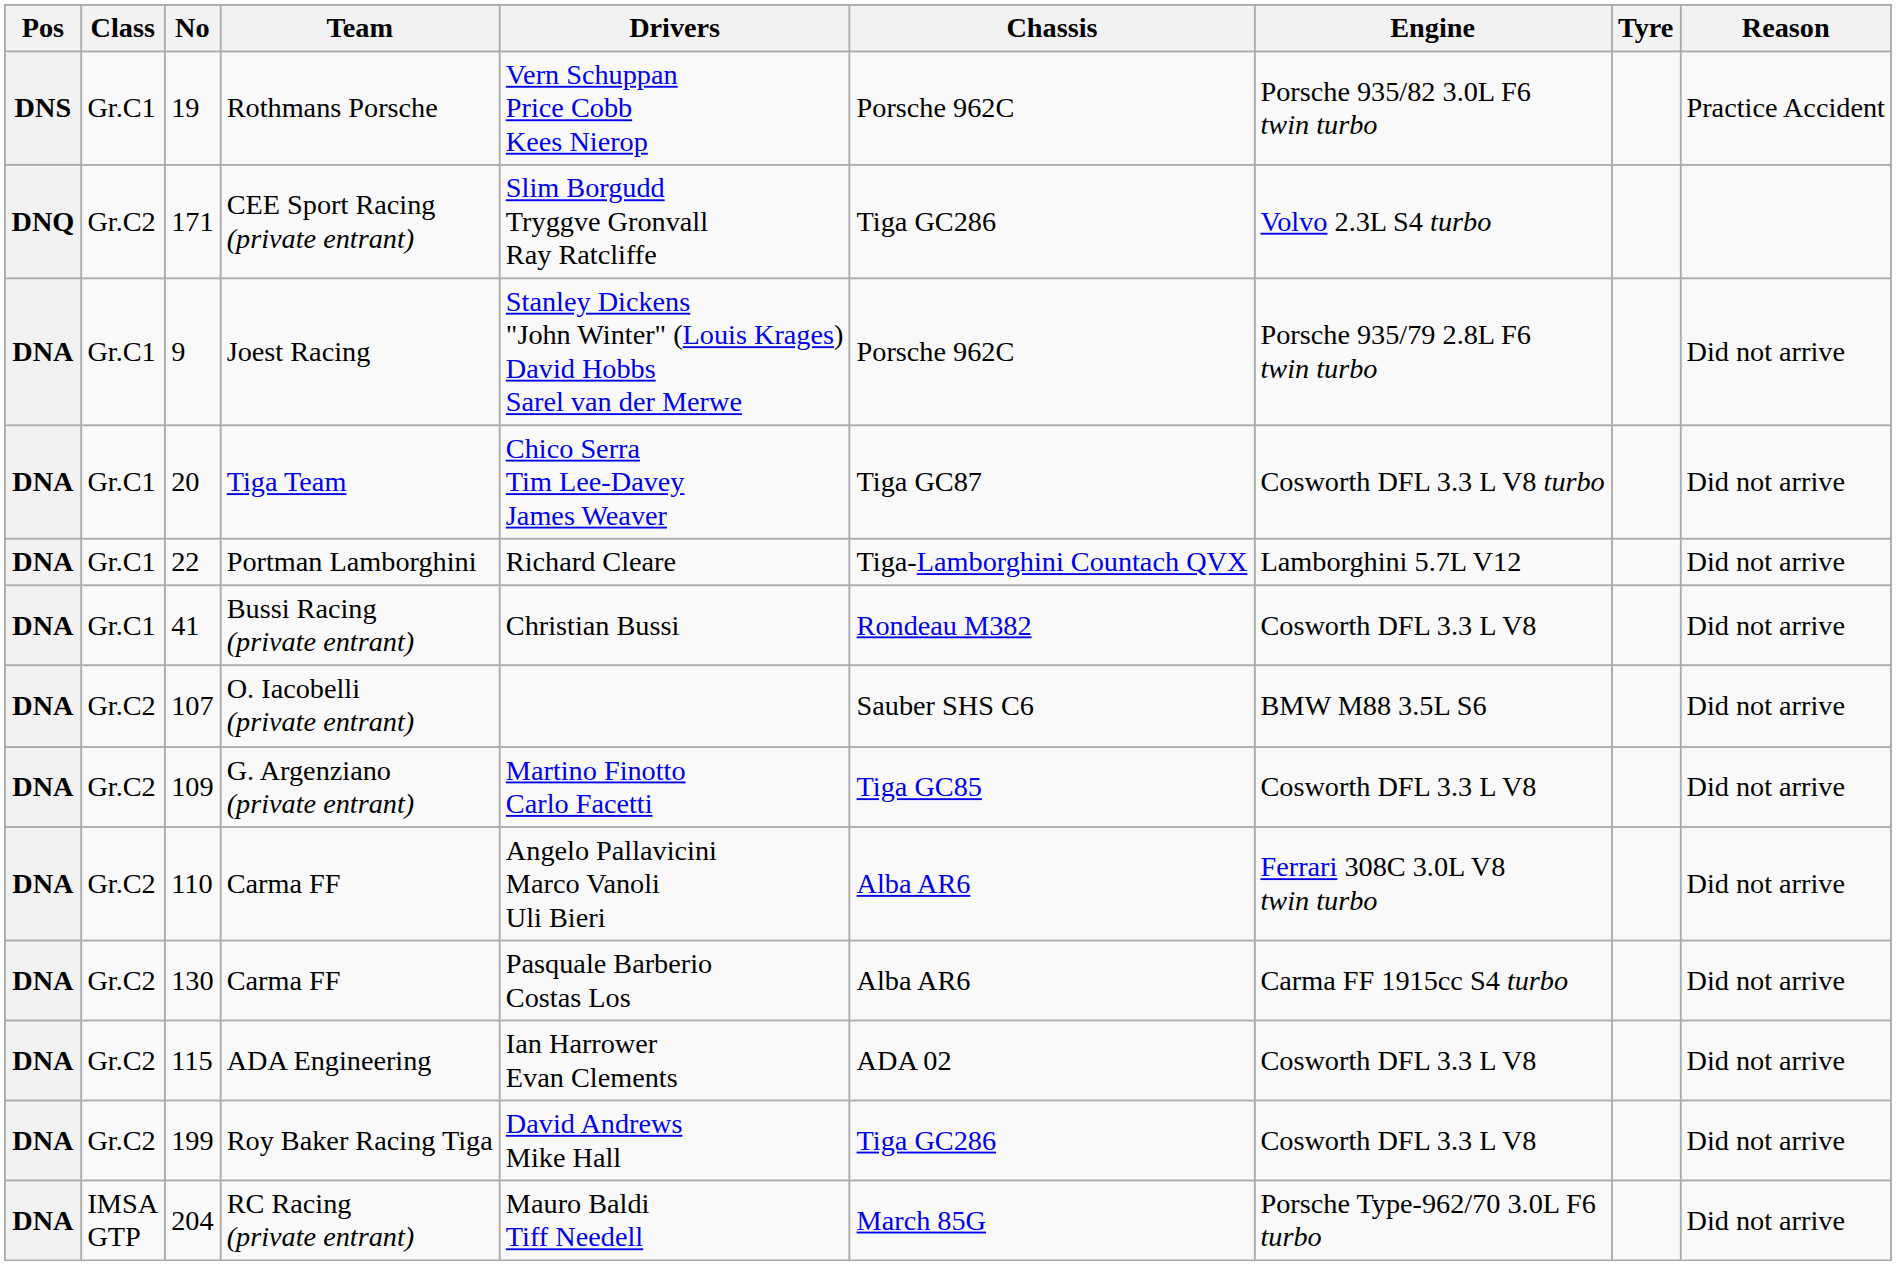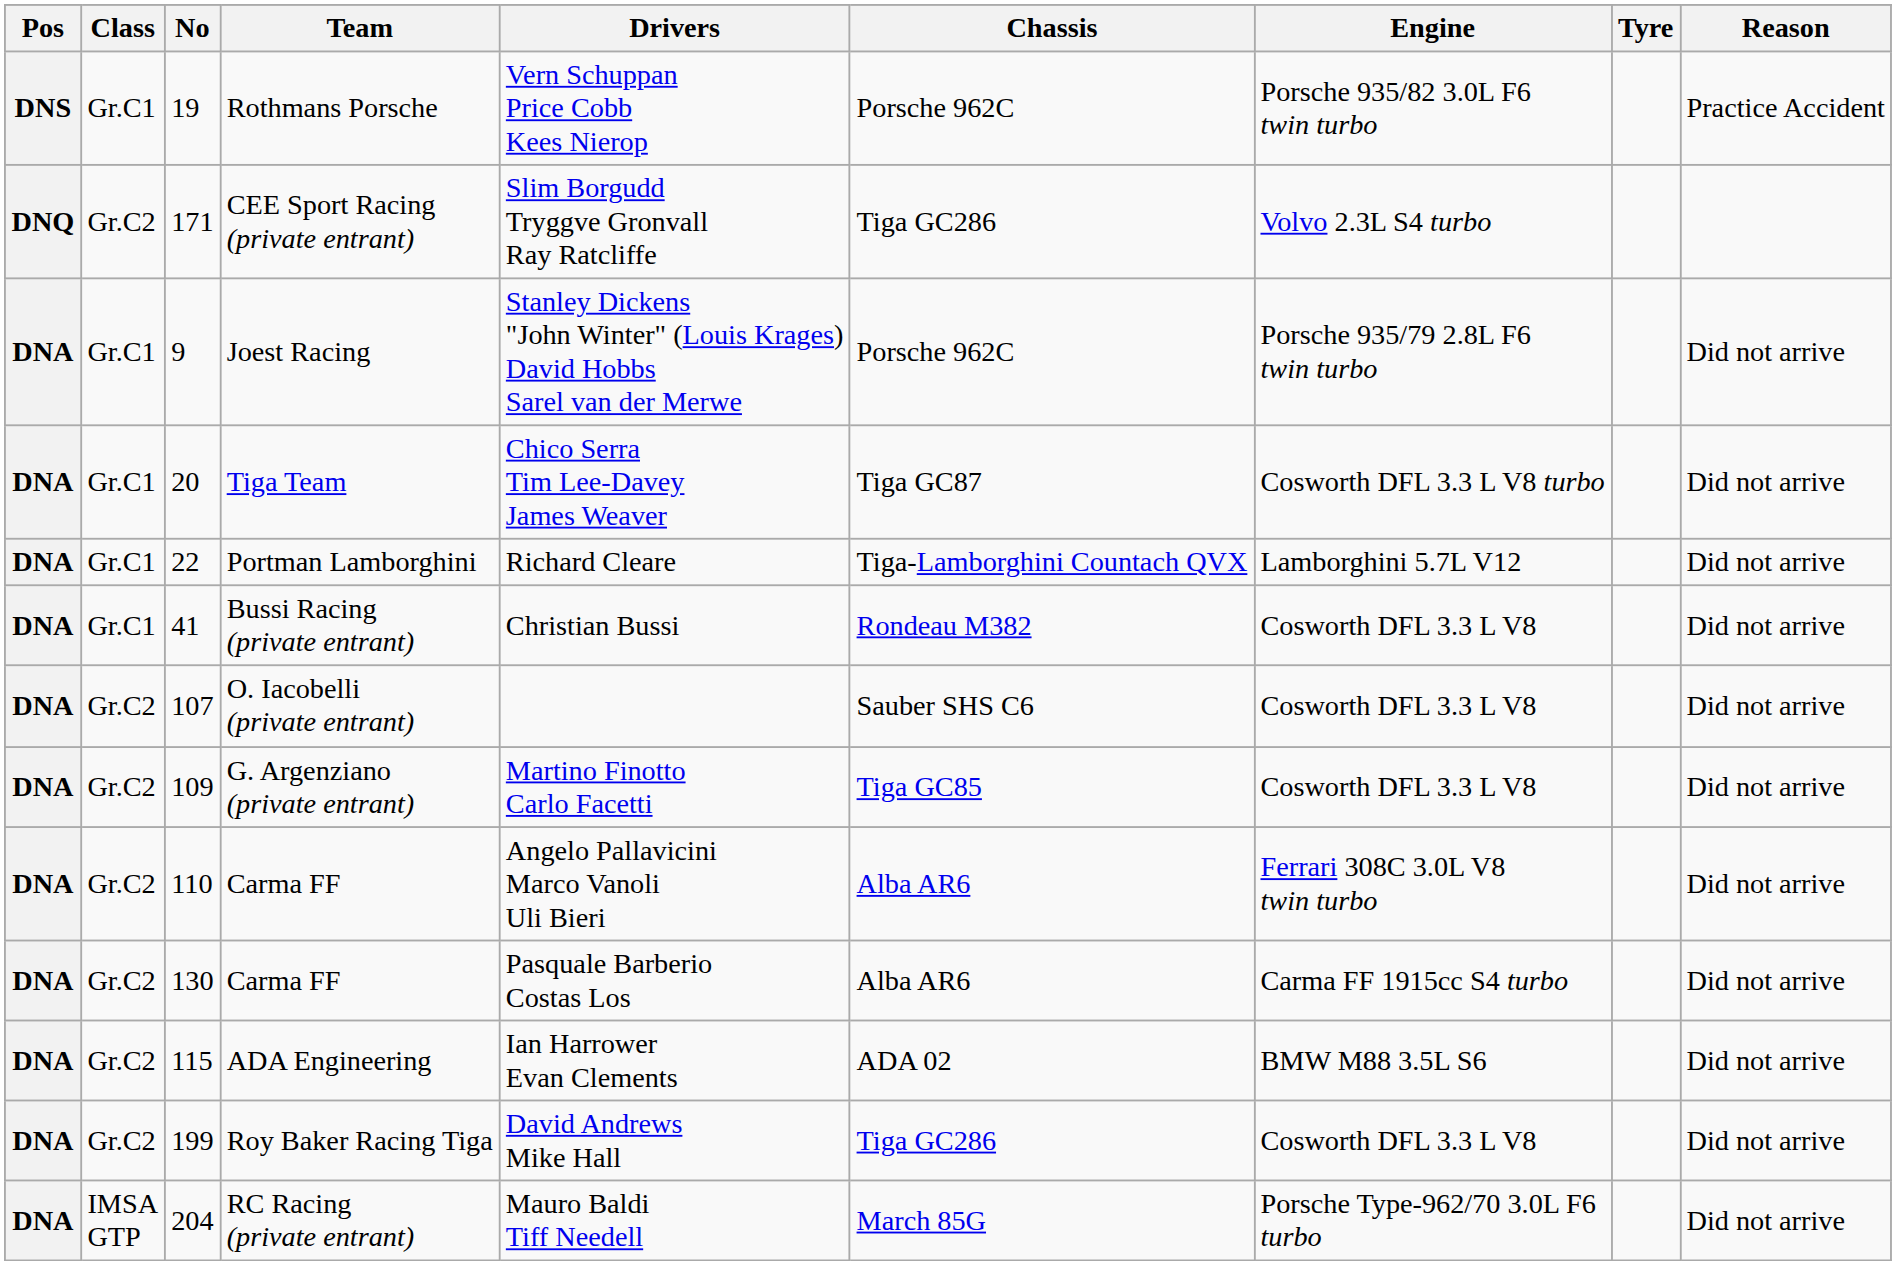(1373, 705) BMW M88 3.5L S6 -> (1398, 705) Cosworth DFL 3.3 L V8
(1398, 1059) Cosworth DFL 3.3 L V8 -> (1373, 1059) BMW M88 3.5L S6
